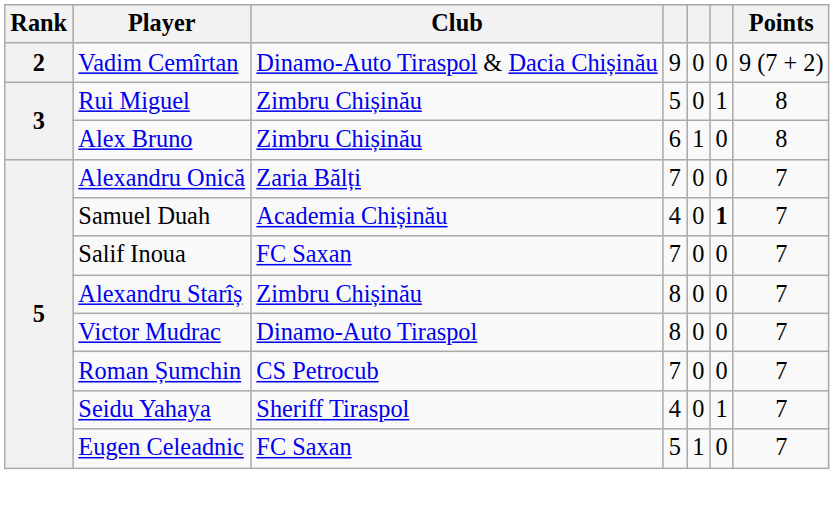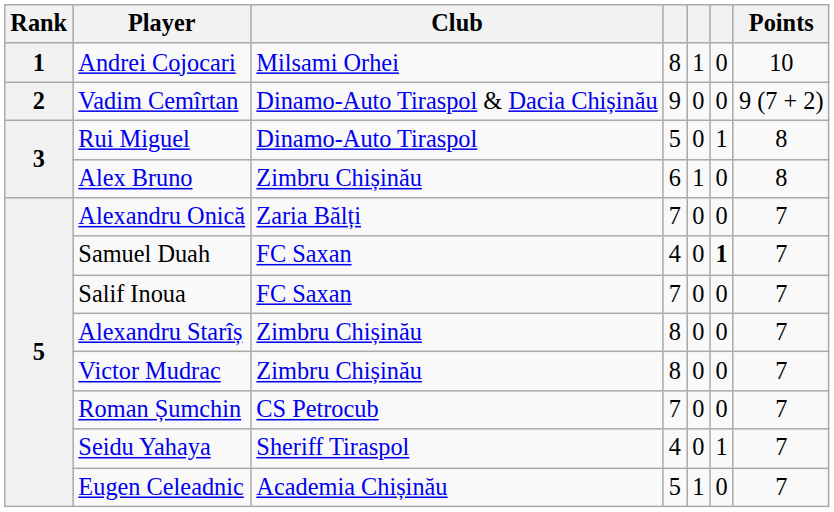+ row: (157, 62)
(339, 100) Zimbru Chișinău -> (367, 139) Dinamo-Auto Tiraspol
(352, 216) Academia Chișinău -> (304, 255) FC Saxan
(367, 332) Dinamo-Auto Tiraspol -> (339, 370) Zimbru Chișinău
(304, 448) FC Saxan -> (352, 486) Academia Chișinău
